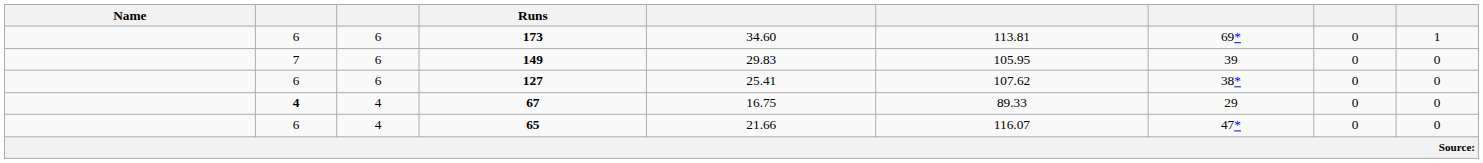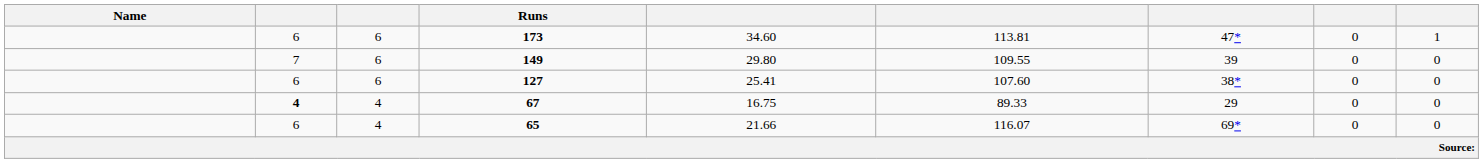(1231, 37) 69* -> (1231, 37) 47*
(761, 59) 29.83 -> (761, 59) 29.80
(1012, 59) 105.95 -> (1012, 59) 109.55
(1012, 81) 107.62 -> (1012, 81) 107.60
(1231, 125) 47* -> (1231, 125) 69*
